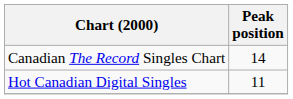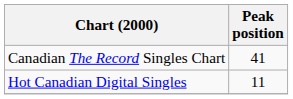(258, 57) 14 -> (258, 57) 41
